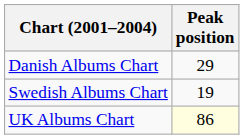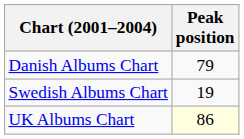(205, 65) 29 -> (205, 65) 79
